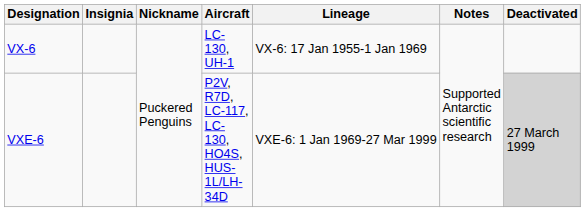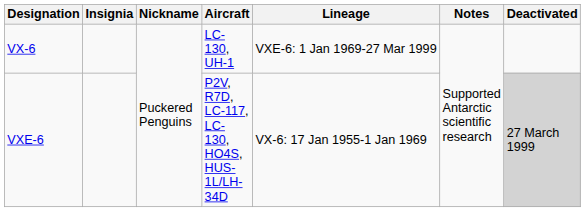(341, 48) VX-6: 17 Jan 1955-1 Jan 1969 -> (346, 48) VXE-6: 1 Jan 1969-27 Mar 1999
(346, 139) VXE-6: 1 Jan 1969-27 Mar 1999 -> (341, 139) VX-6: 17 Jan 1955-1 Jan 1969
